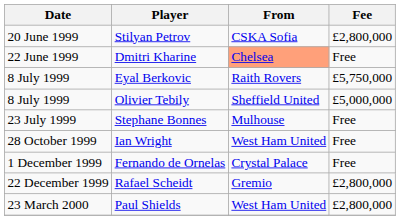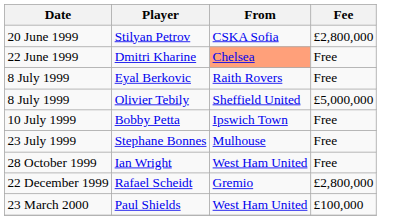(362, 78) £5,750,000 -> (325, 78) Free
+ row: (147, 120)
- row: (170, 162)
(362, 204) £2,800,000 -> (338, 204) £100,000
